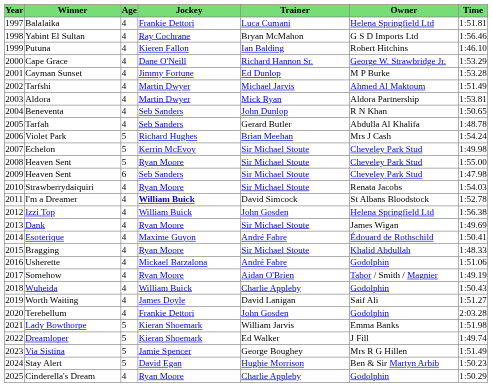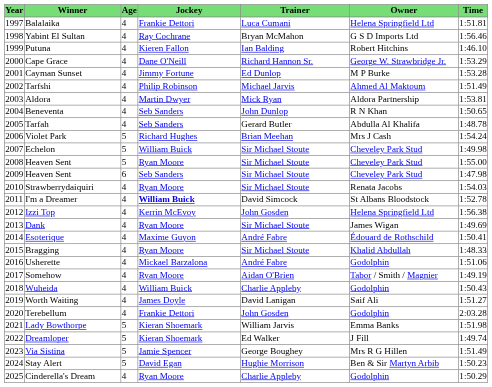(164, 86) Martin Dwyer -> (168, 86) Philip Robinson
(167, 149) Kerrin McEvoy -> (165, 149) William Buick
(165, 212) William Buick -> (167, 212) Kerrin McEvoy
